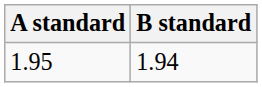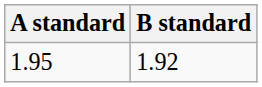(157, 61) 1.94 -> (157, 61) 1.92
